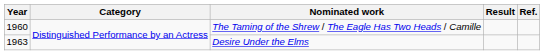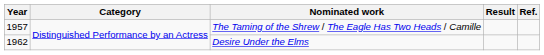(17, 27) 1960 -> (17, 27) 1957
(17, 42) 1963 -> (17, 42) 1962
